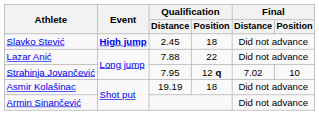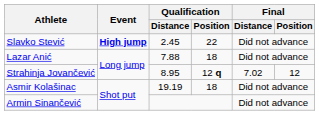(212, 42) 18 -> (212, 42) 22
(212, 57) 22 -> (212, 57) 18
(170, 72) 7.95 -> (170, 72) 8.95
(295, 72) 10 -> (295, 72) 12
